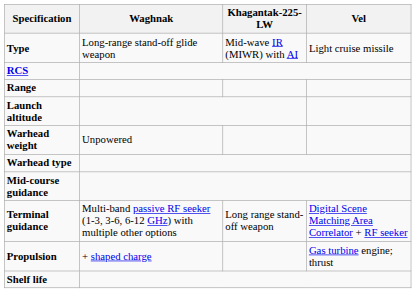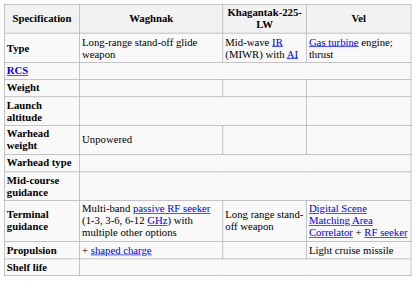(351, 48) Light cruise missile -> (351, 48) Gas turbine engine; thrust
+ row: (23, 88)
- row: (21, 88)
(351, 256) Gas turbine engine; thrust -> (351, 250) Light cruise missile
